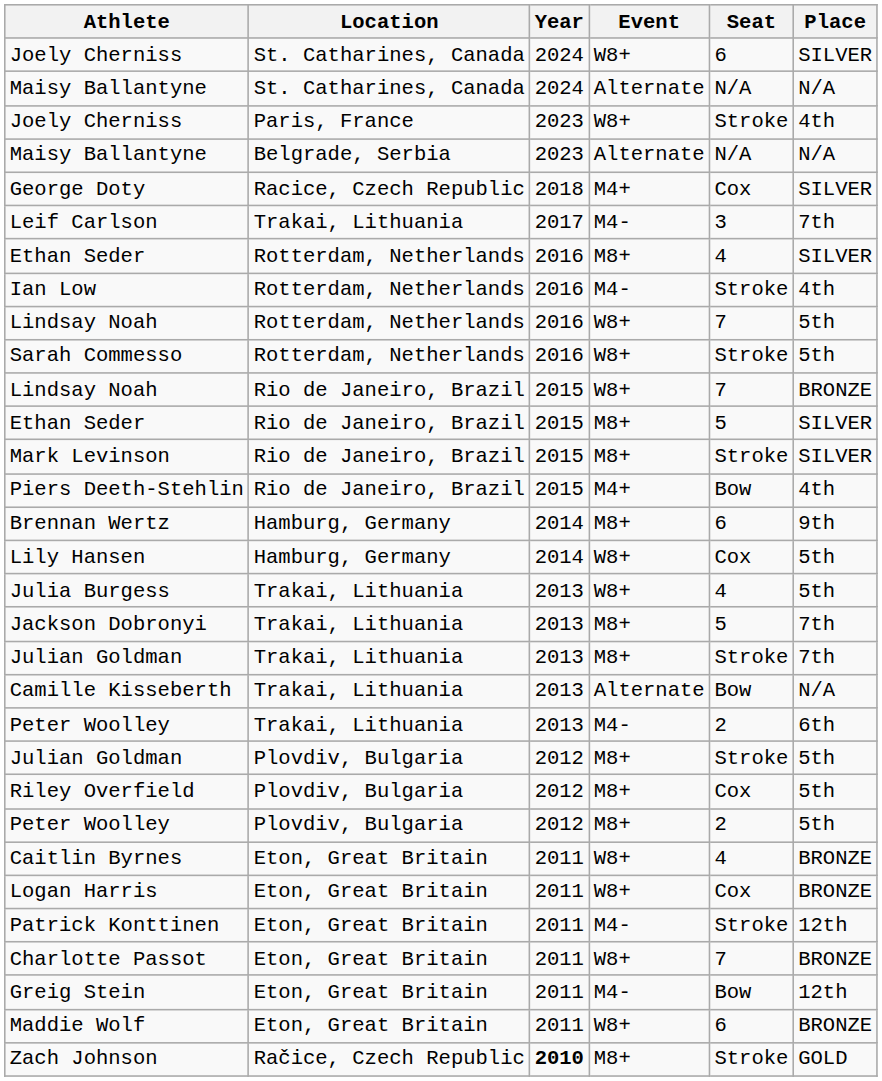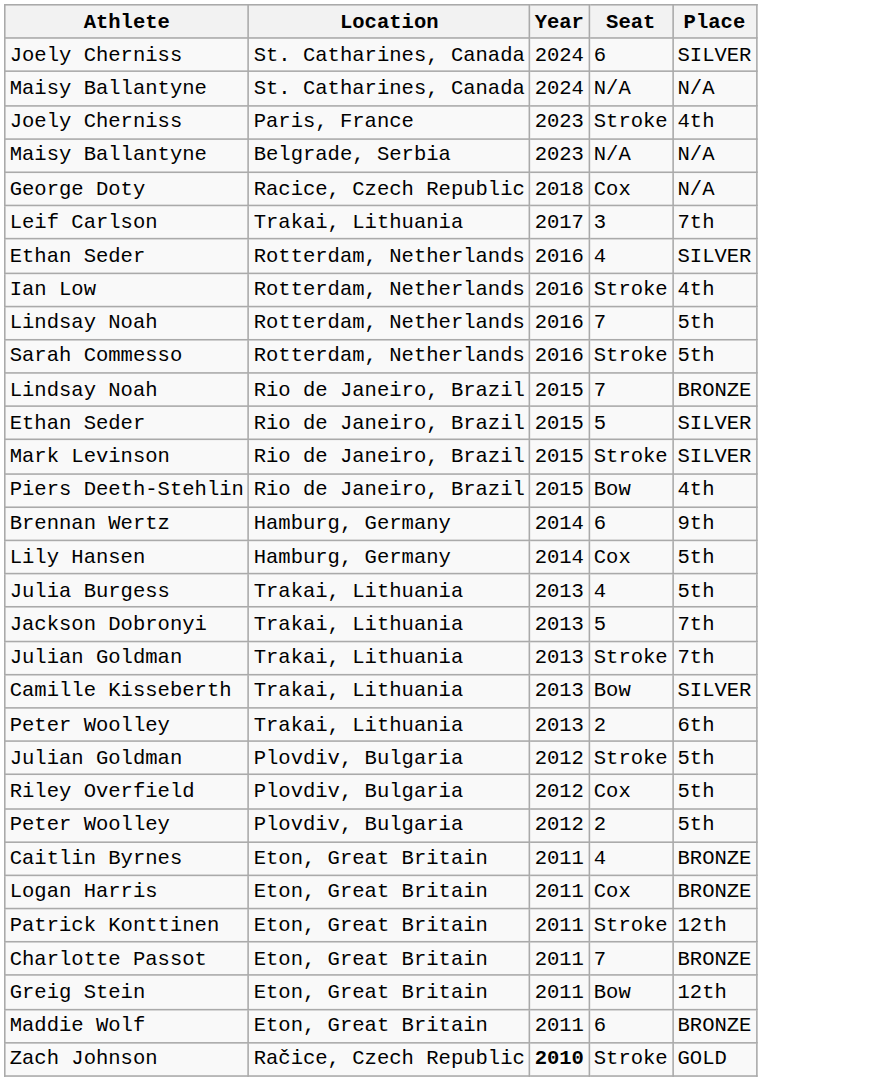- column: (649, 22)
(835, 189) SILVER -> (696, 189) N/A
(817, 691) N/A -> (714, 691) SILVER
